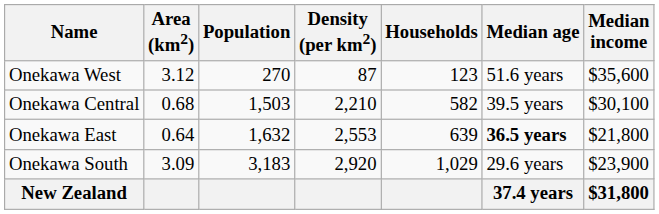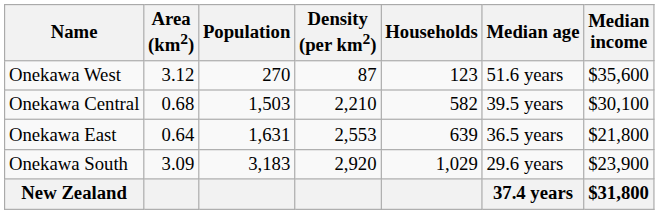(269, 134) 1,632 -> (269, 134) 1,631
(526, 134) bold -> (525, 134) normal
